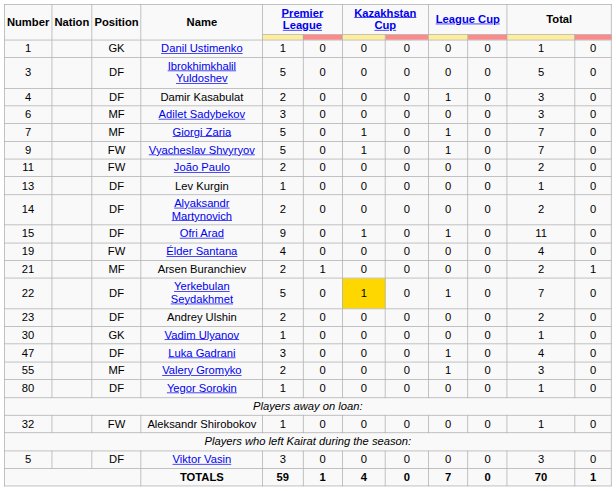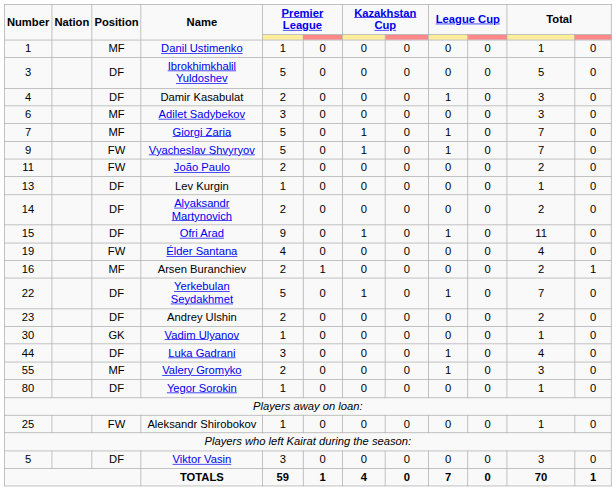(117, 48) GK -> (117, 48) MF
(28, 269) 21 -> (28, 269) 16
(364, 293) gold background -> (364, 293) no background
(28, 353) 47 -> (28, 353) 44
(28, 424) 32 -> (28, 424) 25
